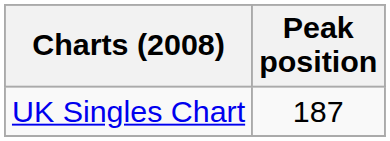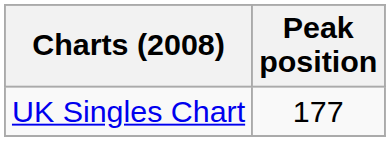(318, 111) 187 -> (318, 111) 177
